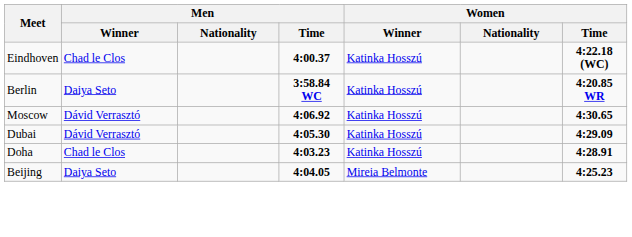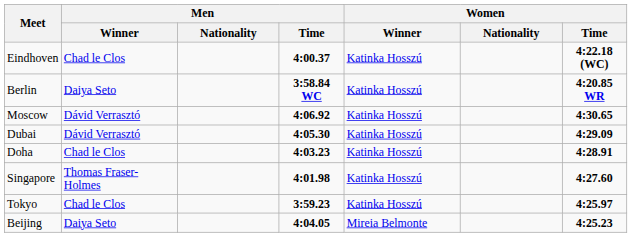+ row: (31, 178)
+ row: (22, 204)
